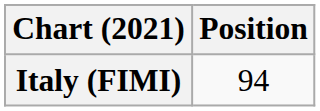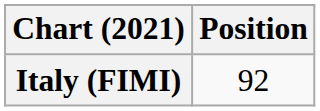(254, 79) 94 -> (254, 79) 92
